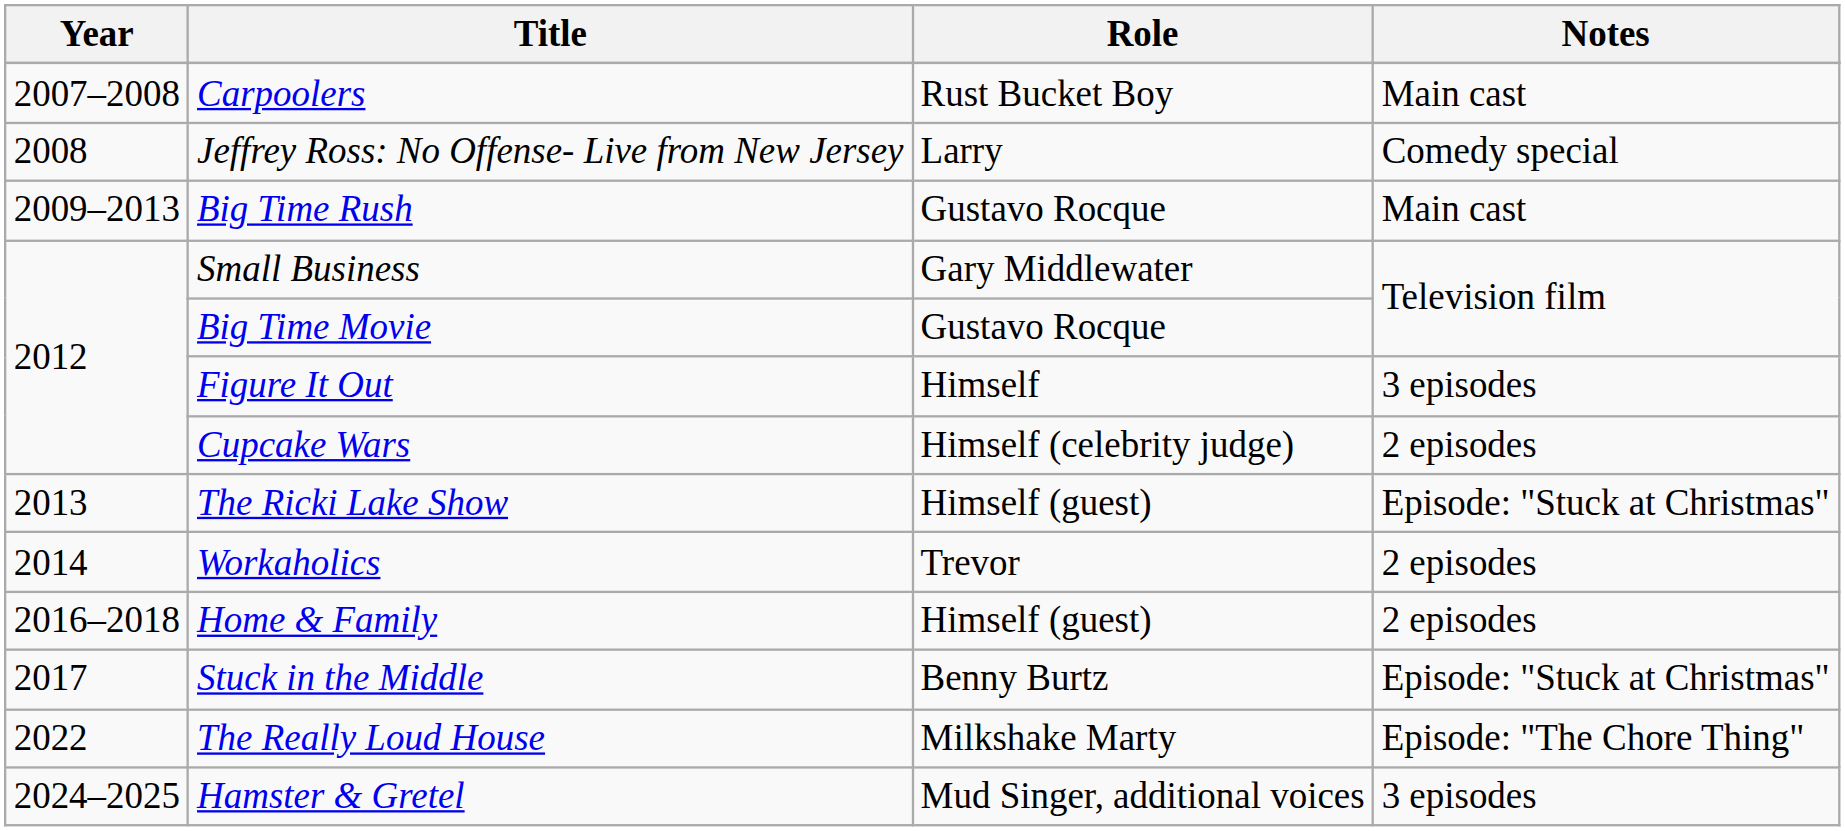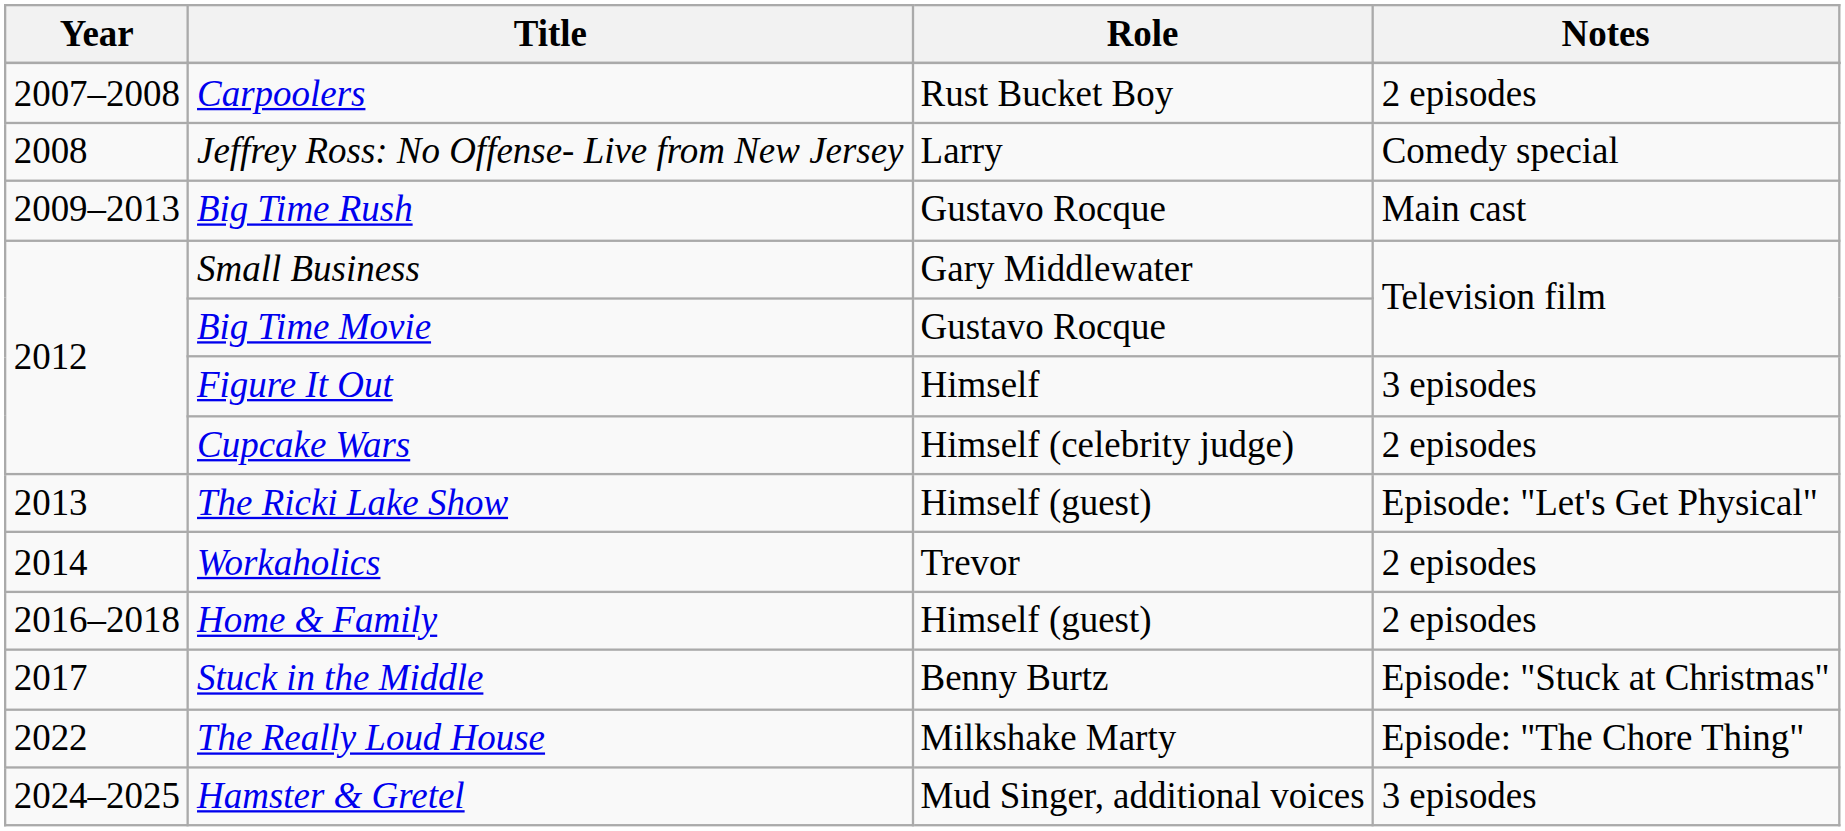(1454, 92) Main cast -> (1459, 92) 2 episodes
(1606, 502) Episode: "Stuck at Christmas" -> (1600, 502) Episode: "Let's Get Physical"
